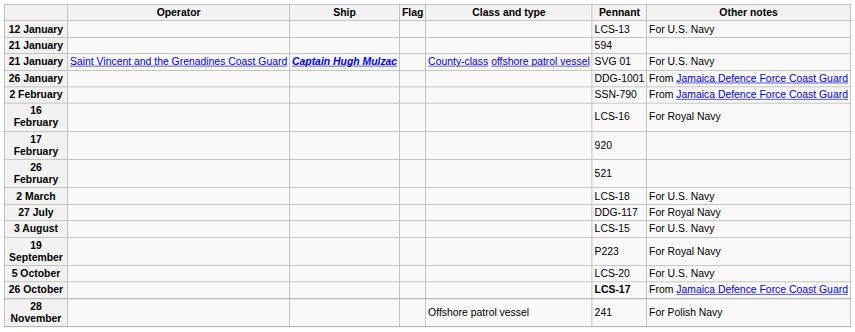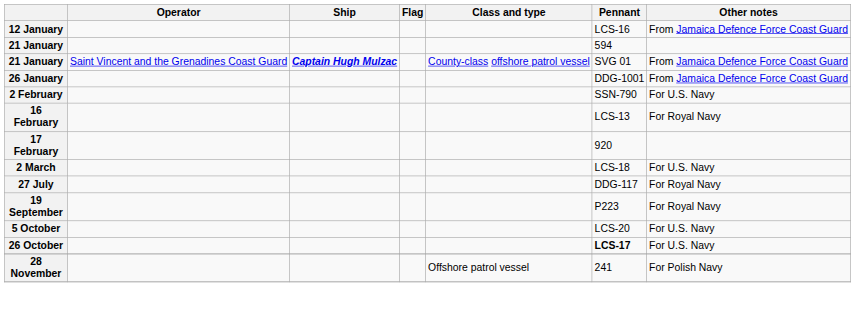(612, 29) LCS-13 -> (612, 29) LCS-16
(682, 29) For U.S. Navy -> (749, 29) From Jamaica Defence Force Coast Guard
(682, 62) For U.S. Navy -> (749, 62) From Jamaica Defence Force Coast Guard
(749, 95) From Jamaica Defence Force Coast Guard -> (682, 95) For U.S. Navy
(612, 117) LCS-16 -> (612, 117) LCS-13
- row: (36, 173)
- row: (36, 229)
(749, 290) From Jamaica Defence Force Coast Guard -> (682, 245) For U.S. Navy
